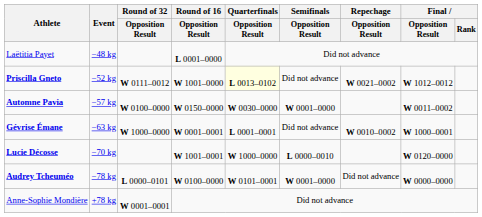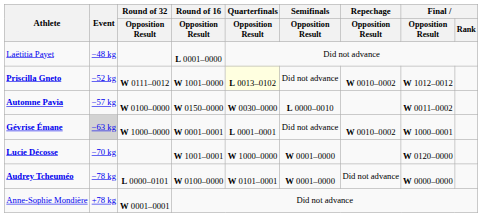(371, 83) W 0021–0002 -> (371, 83) W 0010–0002
(310, 108) W 0001–0000 -> (310, 108) L 0000–0010
(104, 127) no background -> (104, 127) lightgrey background
(310, 157) L 0000–0010 -> (310, 157) W 0001–0000
